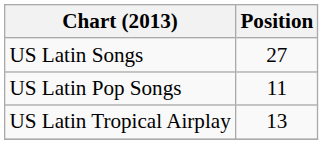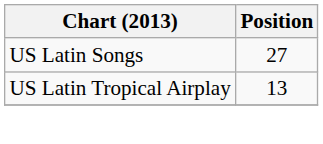- row: (95, 88)
